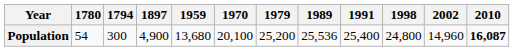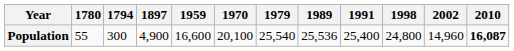(81, 35) 54 -> (81, 35) 55
(193, 35) 13,680 -> (193, 35) 16,600
(277, 35) 25,200 -> (277, 35) 25,540
